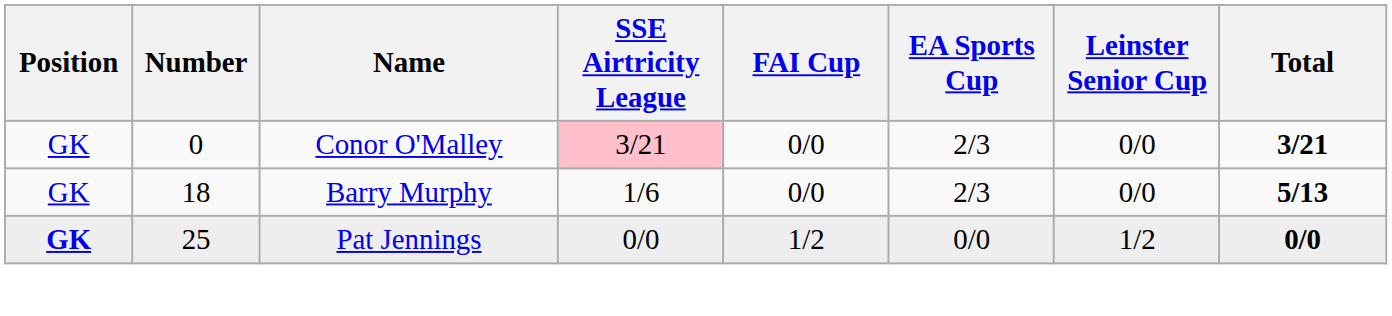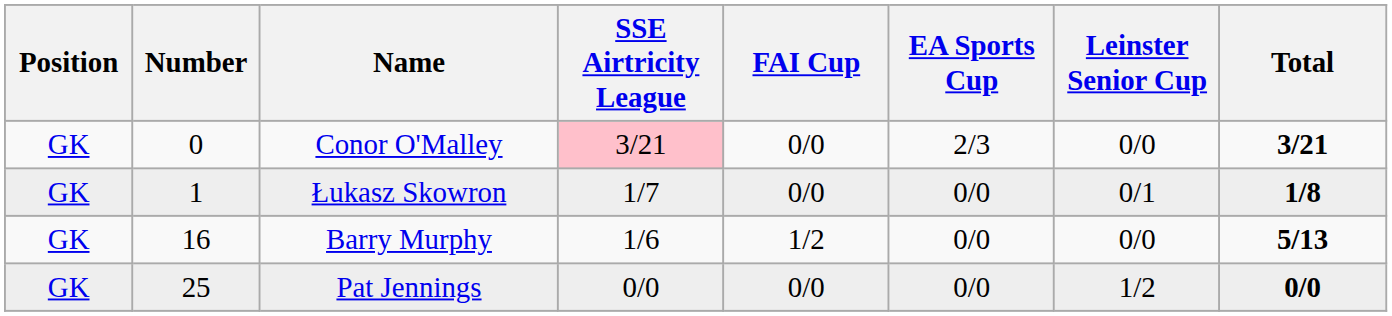+ row: (409, 192)
(196, 192) 18 -> (196, 239) 16
(806, 192) 0/0 -> (806, 239) 1/2
(972, 192) 2/3 -> (972, 239) 0/0
(69, 239) bold -> (69, 287) normal
(806, 239) 1/2 -> (806, 287) 0/0
